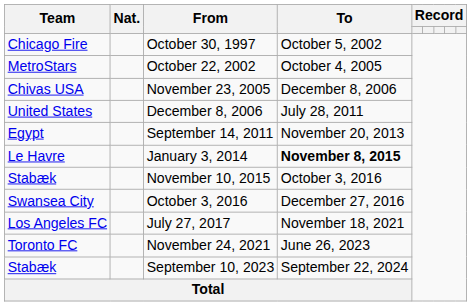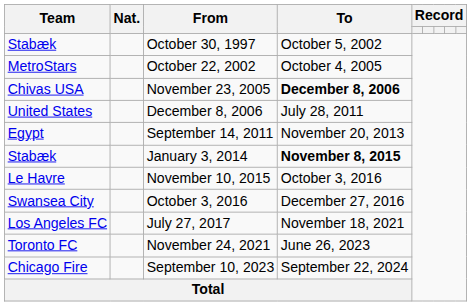(48, 44) Chicago Fire -> (32, 44) Stabæk
(339, 89) normal -> (340, 89) bold
(36, 156) Le Havre -> (32, 156) Stabæk
(32, 178) Stabæk -> (36, 178) Le Havre
(32, 267) Stabæk -> (48, 267) Chicago Fire
